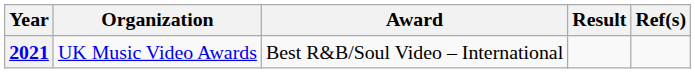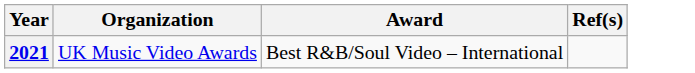- column: (599, 20)
